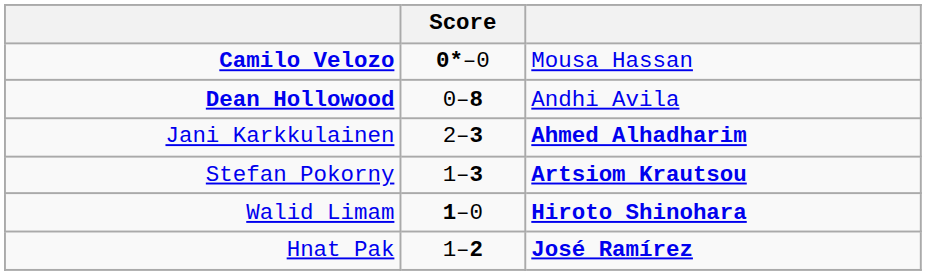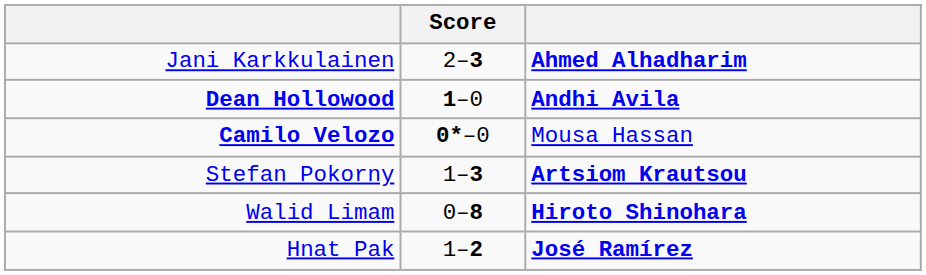rows swapped: (307, 61) <-> (280, 137)
(463, 99) 0–8 -> (463, 99) 1–0
(605, 99) normal -> (605, 99) bold
(463, 212) 1–0 -> (463, 212) 0–8
